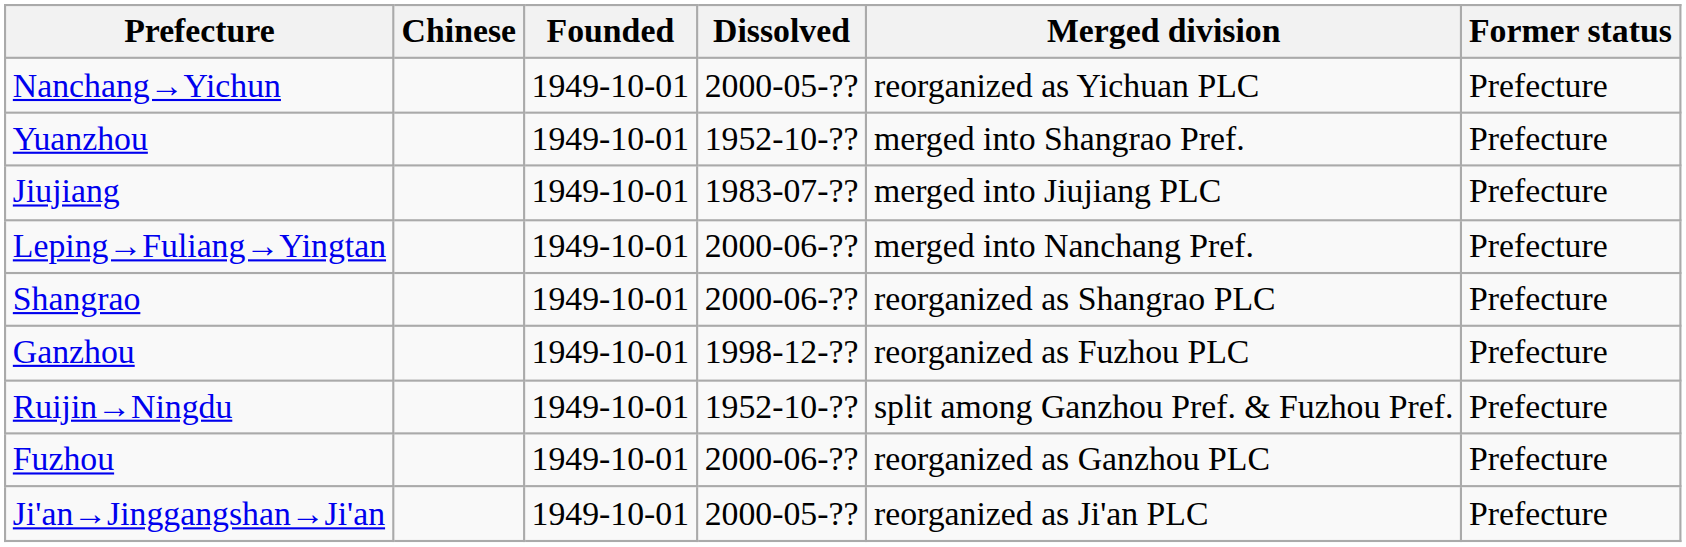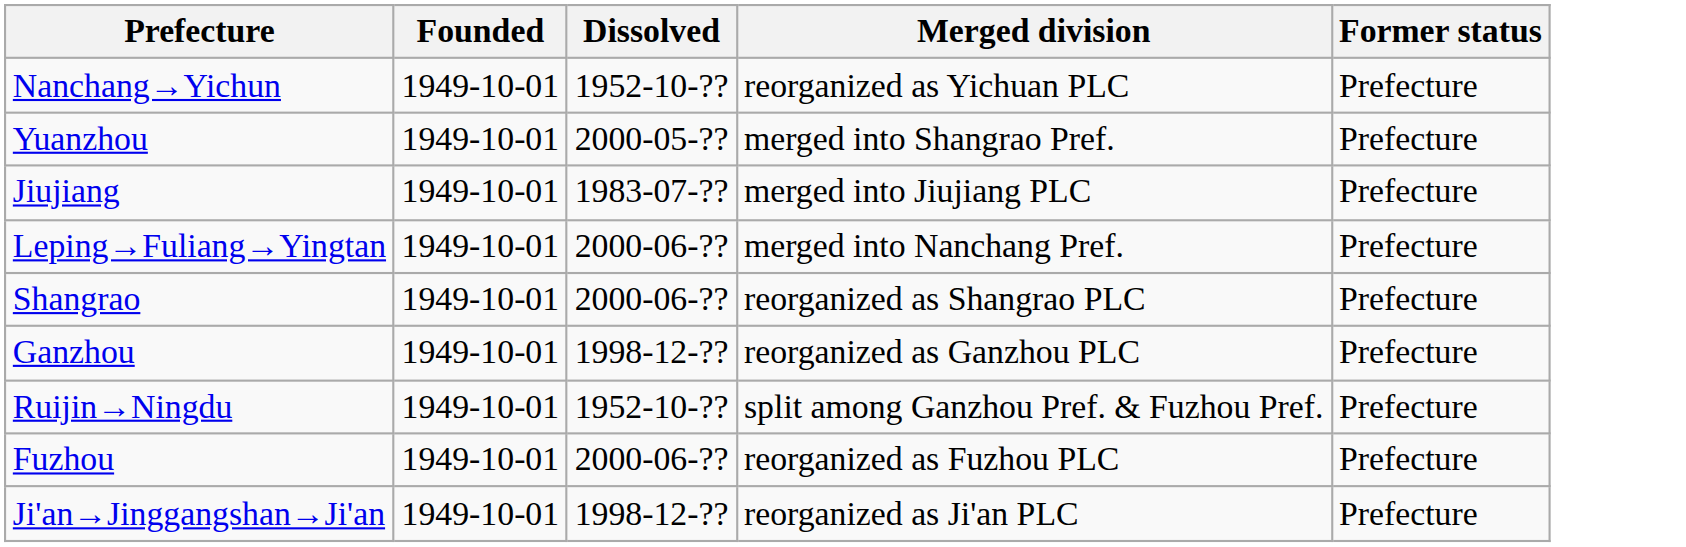- column: (459, 31)
(782, 84) 2000-05-?? -> (652, 84) 1952-10-??
(782, 138) 1952-10-?? -> (652, 138) 2000-05-??
(1062, 352) reorganized as Fuzhou PLC -> (942, 352) reorganized as Ganzhou PLC
(1072, 459) reorganized as Ganzhou PLC -> (932, 459) reorganized as Fuzhou PLC
(782, 513) 2000-05-?? -> (652, 513) 1998-12-??
